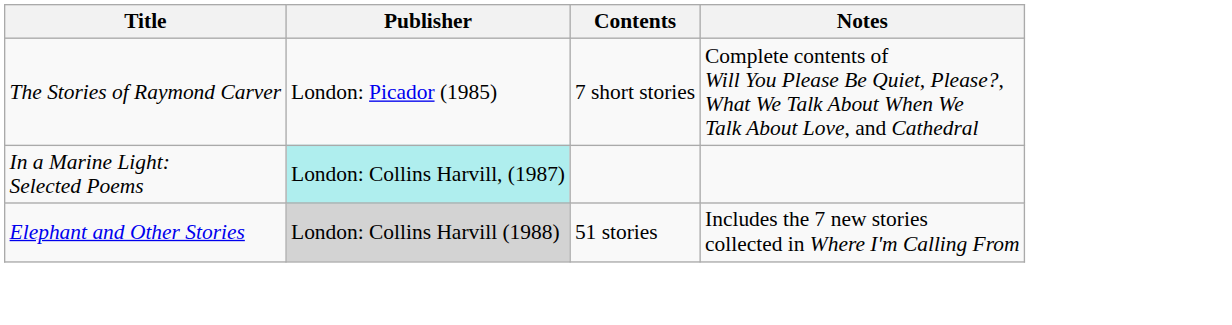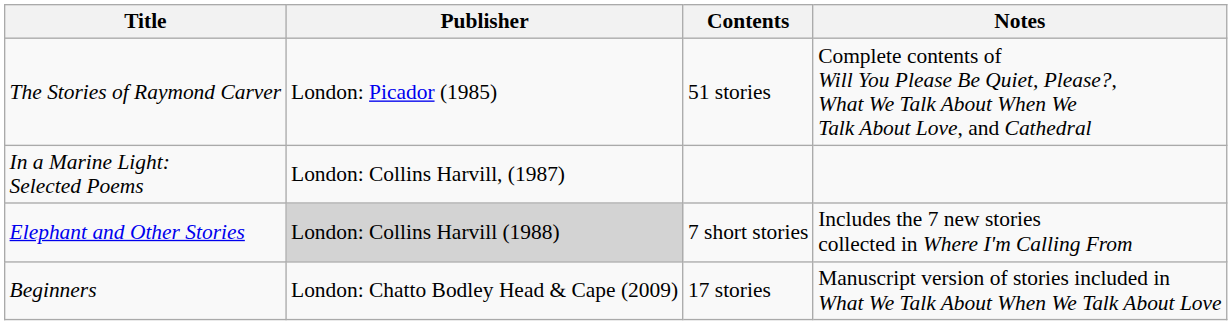(635, 91) 7 short stories -> (729, 91) 51 stories
(428, 173) paleturquoise background -> (428, 173) no background
(616, 232) 51 stories -> (748, 232) 7 short stories
+ row: (53, 290)
